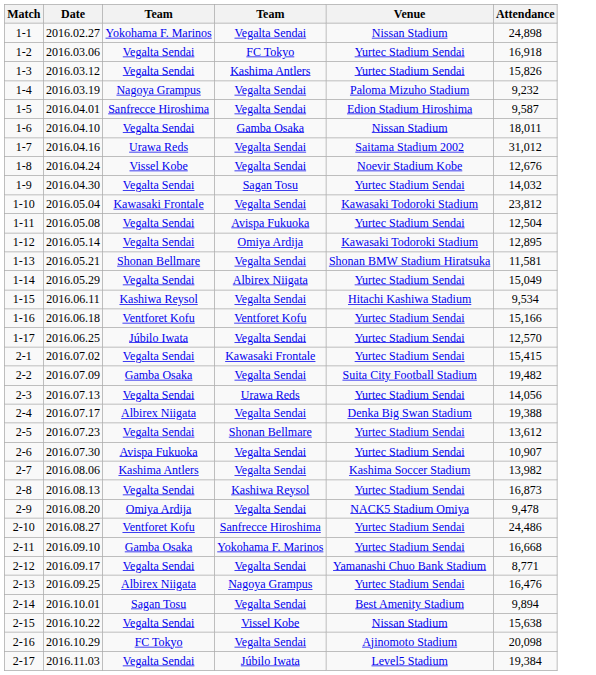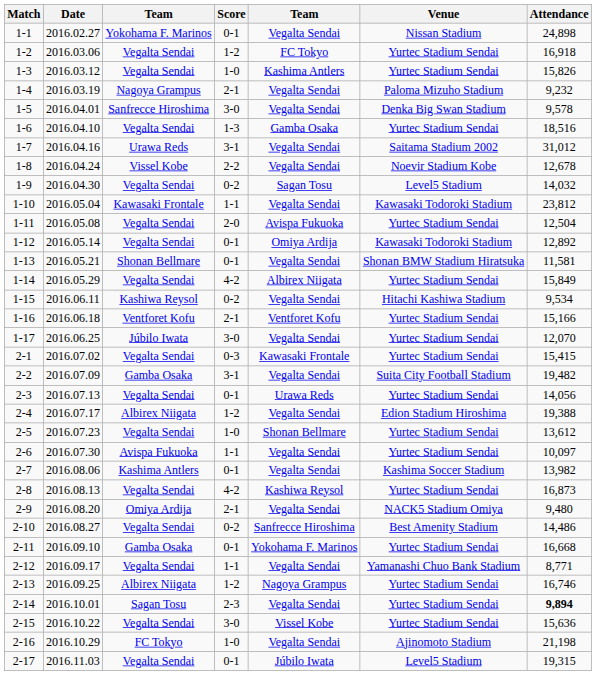+ column: (231, 14)
(410, 109) Edion Stadium Hiroshima -> (444, 109) Denka Big Swan Stadium
(525, 109) 9,587 -> (559, 109) 9,578
(410, 128) Nissan Stadium -> (444, 128) Yurtec Stadium Sendai
(525, 128) 18,011 -> (559, 128) 18,516
(525, 166) 12,676 -> (559, 166) 12,678
(410, 185) Yurtec Stadium Sendai -> (444, 185) Level5 Stadium
(525, 242) 12,895 -> (559, 242) 12,892
(525, 280) 15,049 -> (559, 280) 15,849
(525, 337) 12,570 -> (559, 337) 12,070
(410, 413) Denka Big Swan Stadium -> (444, 413) Edion Stadium Hiroshima
(525, 451) 10,907 -> (559, 451) 10,097
(525, 508) 9,478 -> (559, 508) 9,480
(159, 527) Ventforet Kofu -> (159, 527) Vegalta Sendai
(410, 527) Yurtec Stadium Sendai -> (444, 527) Best Amenity Stadium
(525, 527) 24,486 -> (559, 527) 14,486
(525, 584) 16,476 -> (559, 584) 16,746
(410, 603) Best Amenity Stadium -> (444, 603) Yurtec Stadium Sendai
(525, 603) normal -> (559, 603) bold
(410, 623) Nissan Stadium -> (444, 623) Yurtec Stadium Sendai
(525, 623) 15,638 -> (559, 623) 15,636
(525, 642) 20,098 -> (559, 642) 21,198
(525, 661) 19,384 -> (559, 661) 19,315
